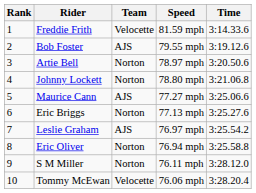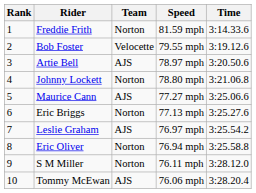(134, 29) Velocette -> (130, 29) Norton
(123, 46) AJS -> (134, 46) Velocette
(130, 63) Norton -> (123, 63) AJS
(134, 180) Velocette -> (123, 180) AJS
